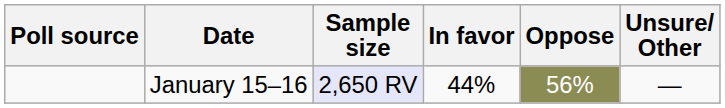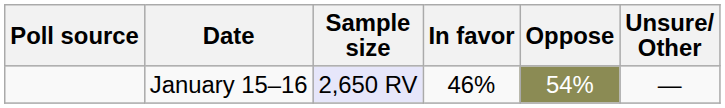(471, 85) 44% -> (471, 85) 46%
(570, 85) 56% -> (570, 85) 54%
